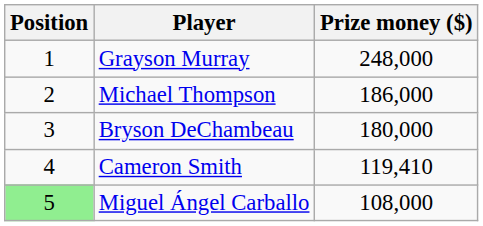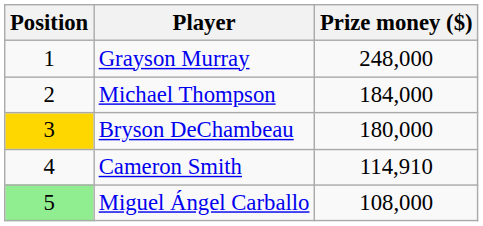(396, 94) 186,000 -> (396, 94) 184,000
(49, 130) no background -> (49, 130) gold background
(396, 166) 119,410 -> (396, 166) 114,910
